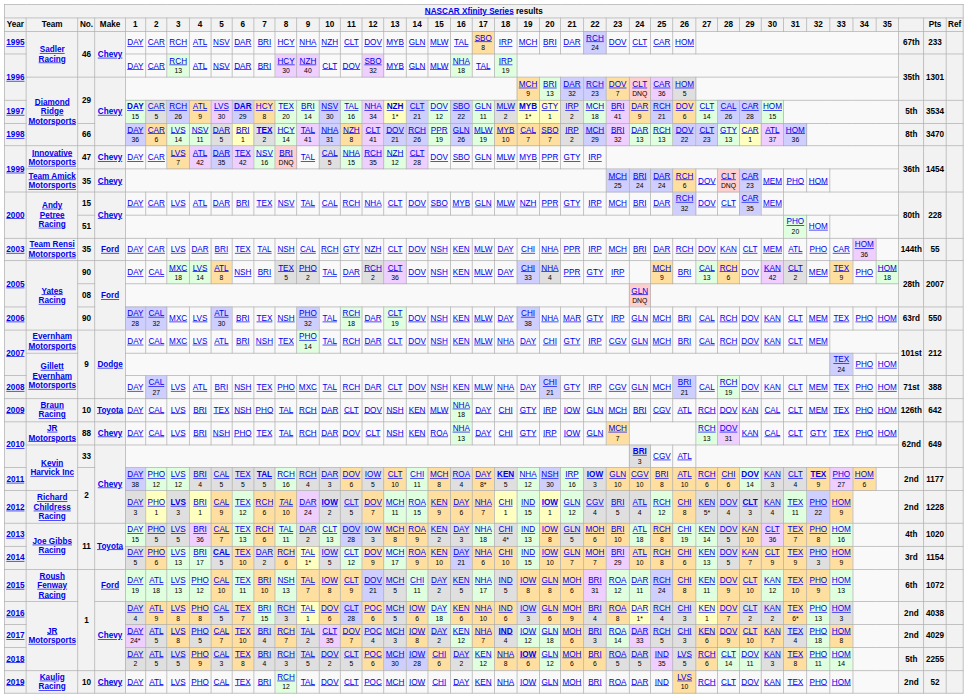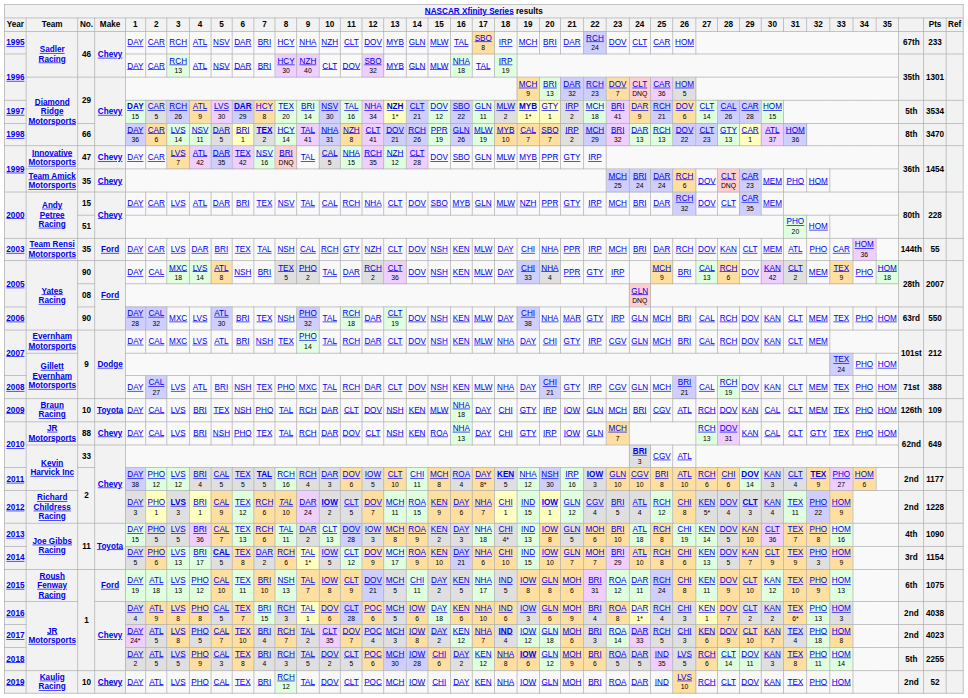(935, 410) 642 -> (935, 410) 109
(935, 535) 1020 -> (935, 535) 1090
(243, 557) TEX 10 -> (243, 557) TEX 8
(935, 585) 1072 -> (935, 585) 1075
(935, 636) 4029 -> (935, 636) 4023
(572, 659) MOH 6 -> (572, 659) MOH 9
